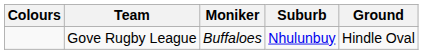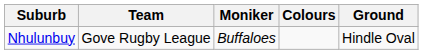columns swapped: (34, 15) <-> (302, 15)
